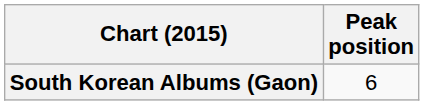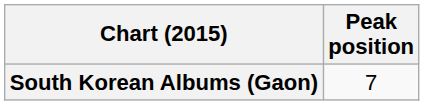(371, 81) 6 -> (371, 81) 7
